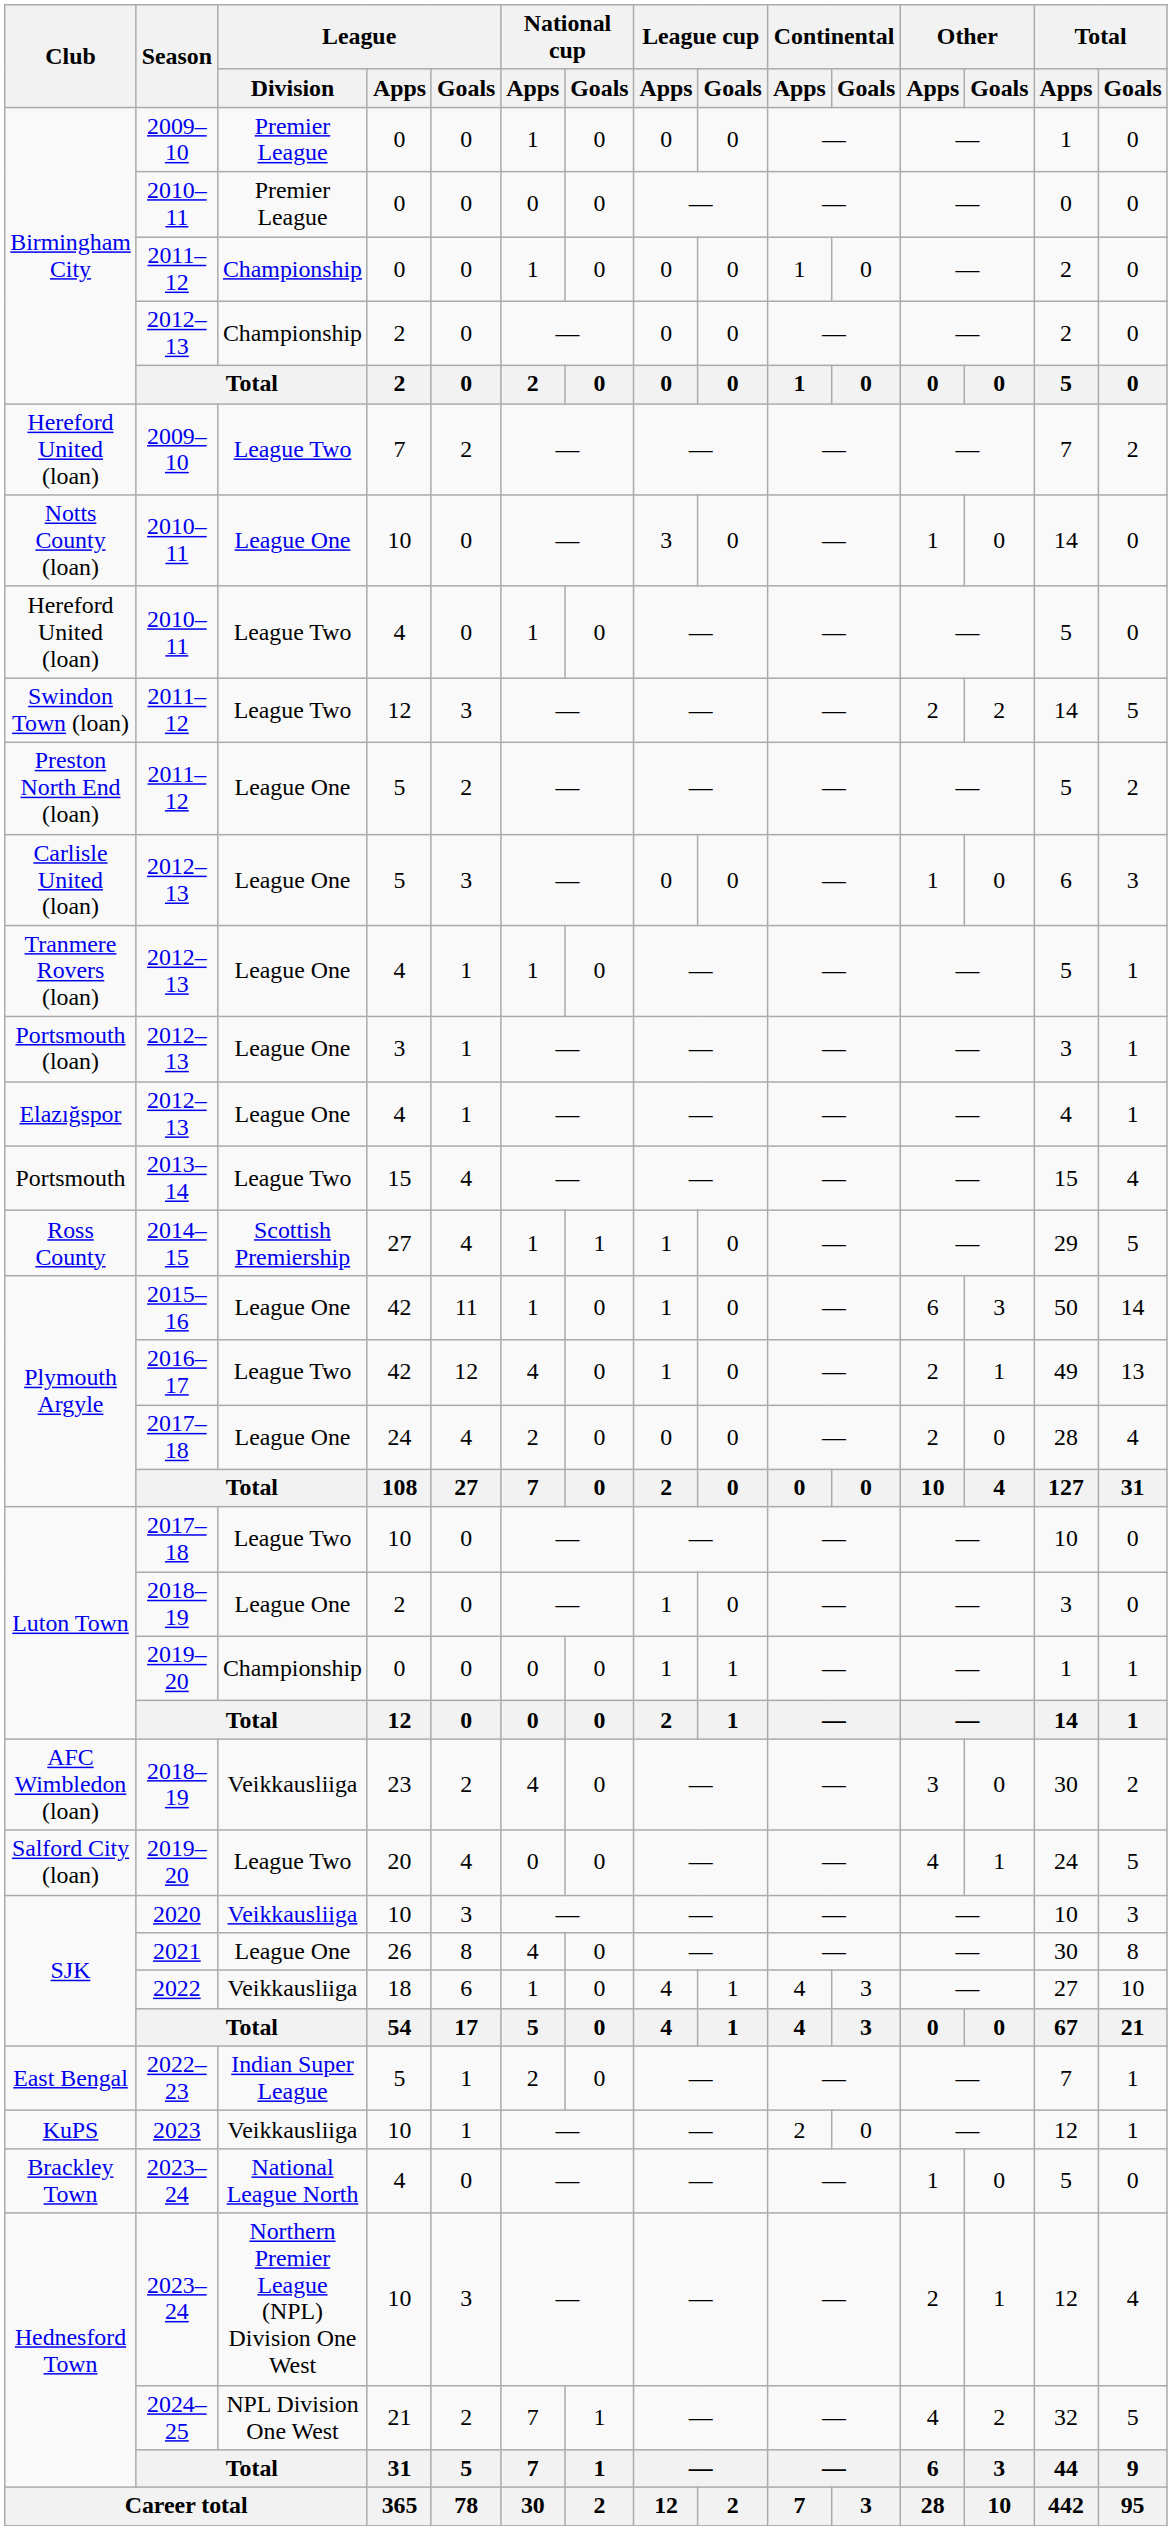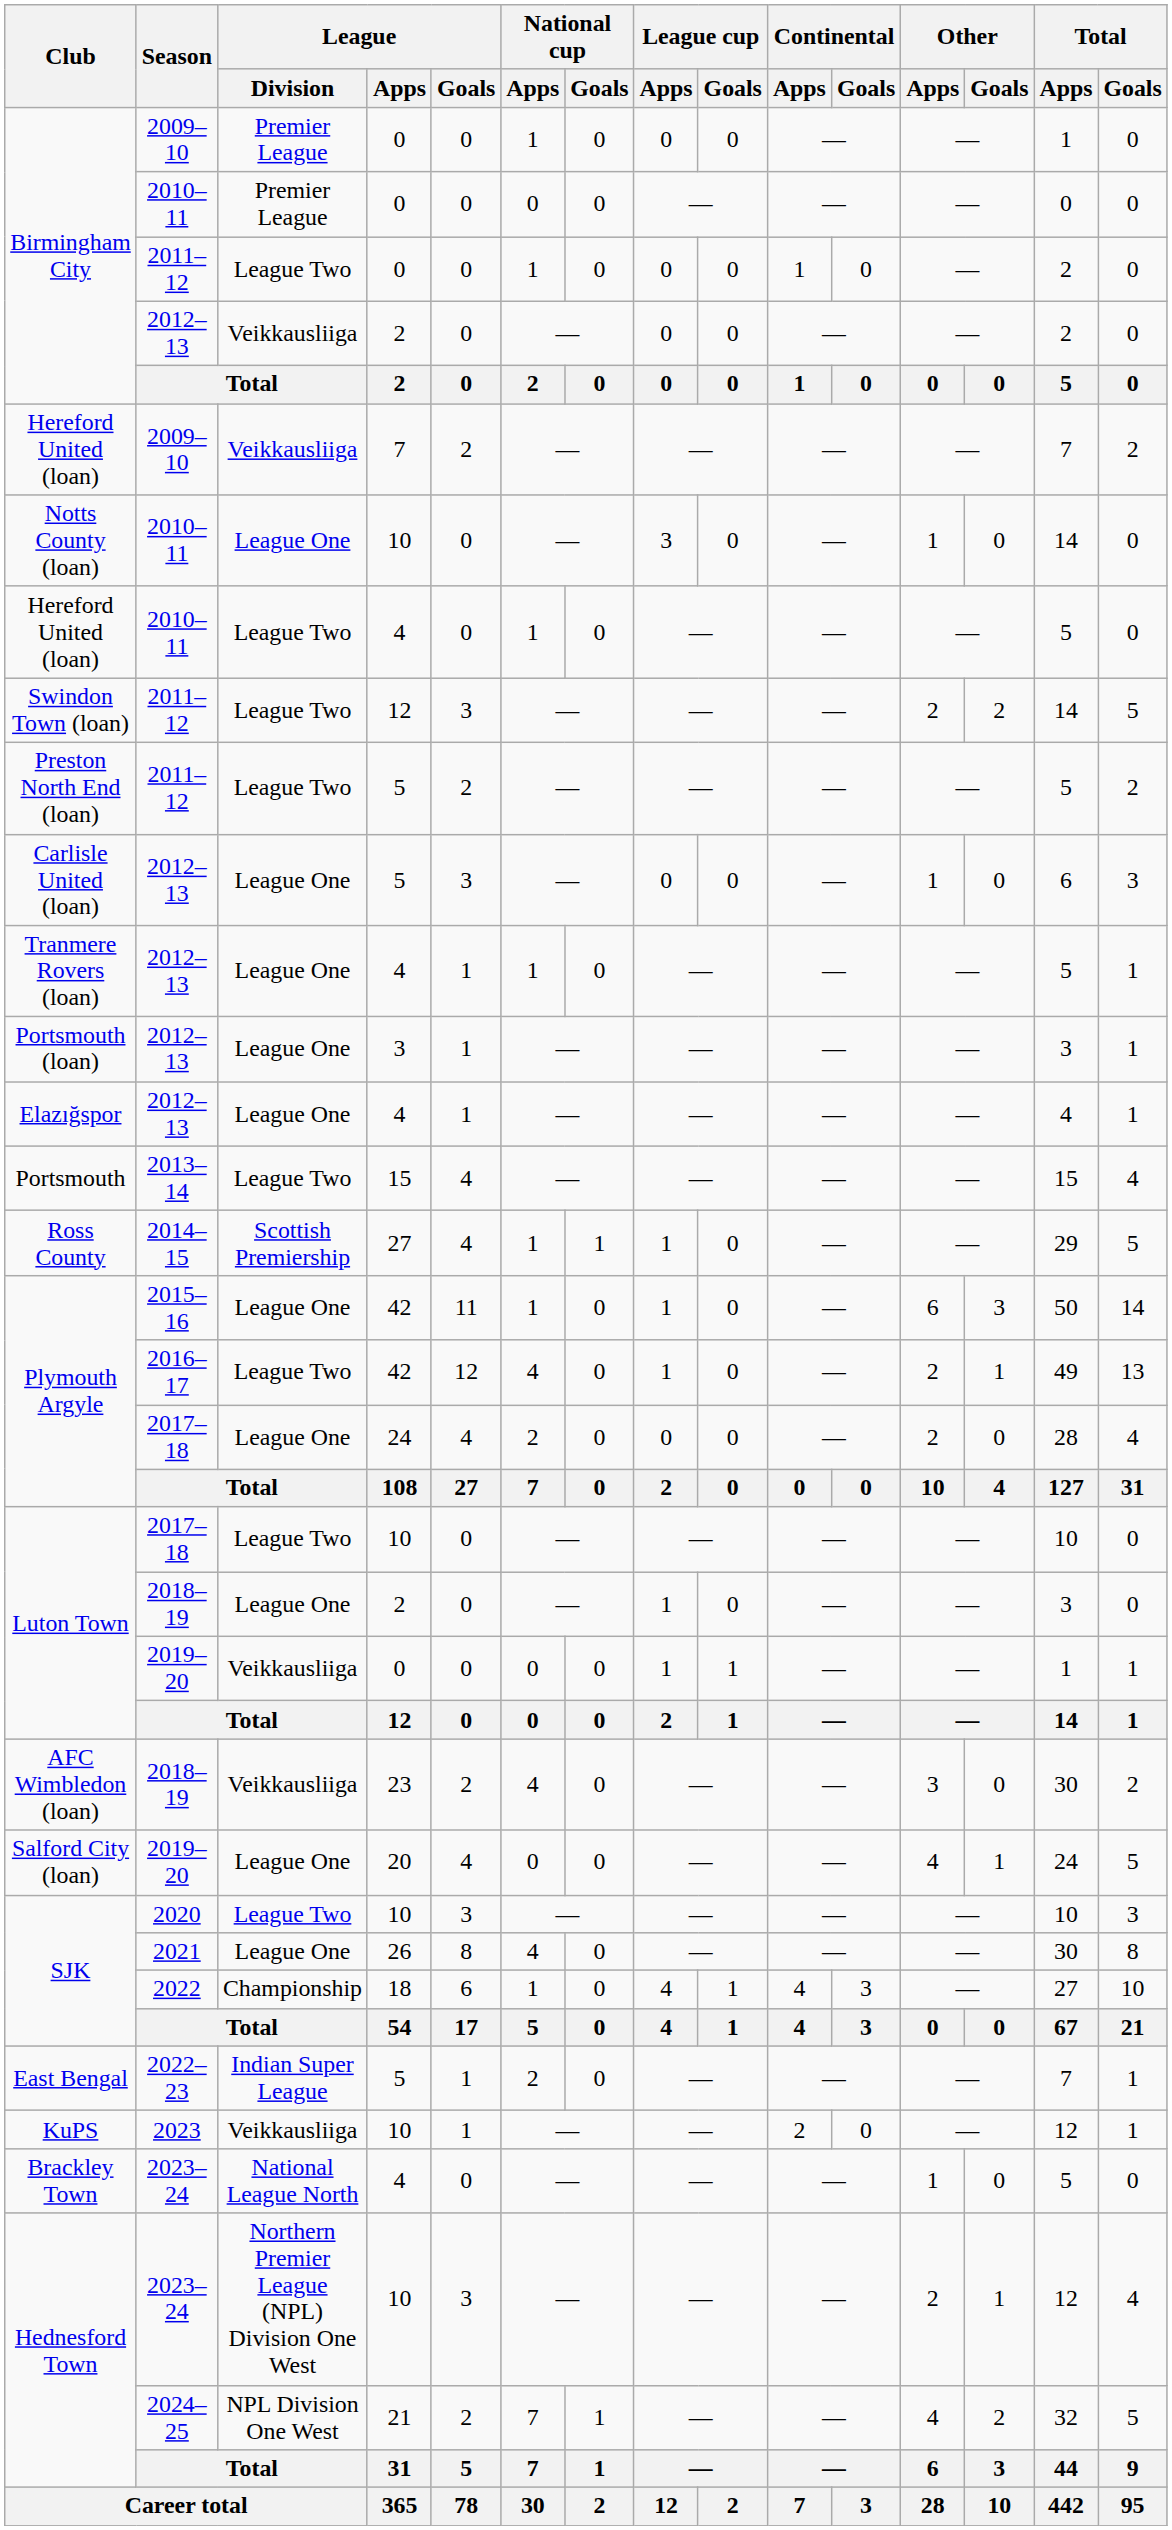(293, 268) Championship -> (293, 268) League Two
(293, 333) Championship -> (293, 333) Veikkausliiga
(293, 448) League Two -> (293, 448) Veikkausliiga
(292, 787) League One -> (293, 787) League Two
(293, 1668) Championship -> (293, 1668) Veikkausliiga
(293, 1862) League Two -> (292, 1862) League One
(293, 1913) Veikkausliiga -> (293, 1913) League Two
(293, 1989) Veikkausliiga -> (293, 1989) Championship
